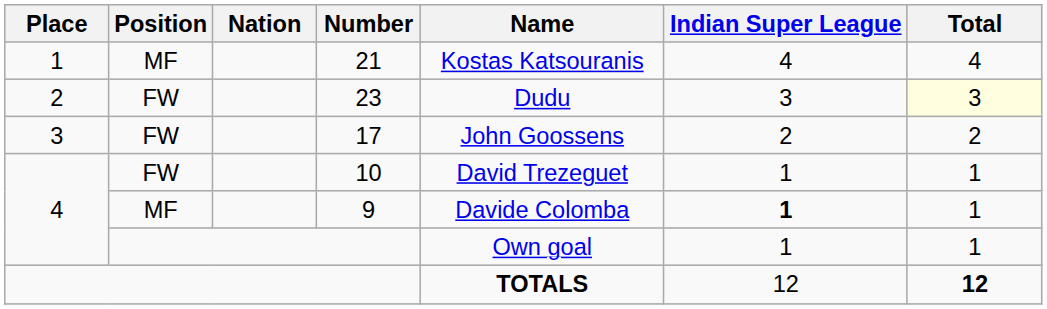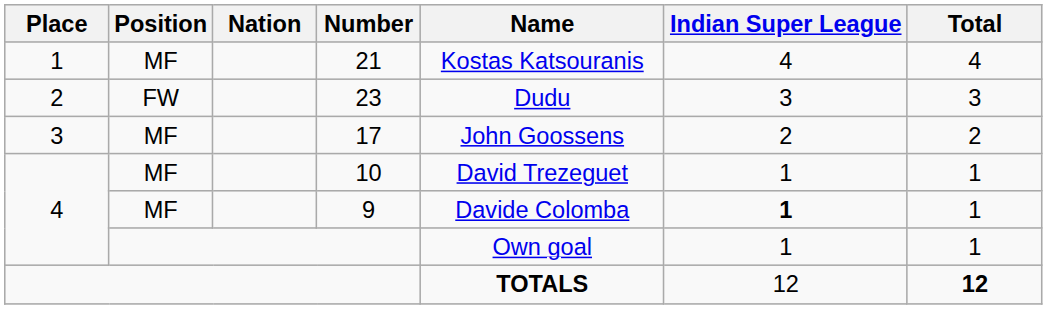(975, 98) lightyellow background -> (975, 98) no background
(161, 136) FW -> (161, 136) MF
(161, 173) FW -> (161, 173) MF
